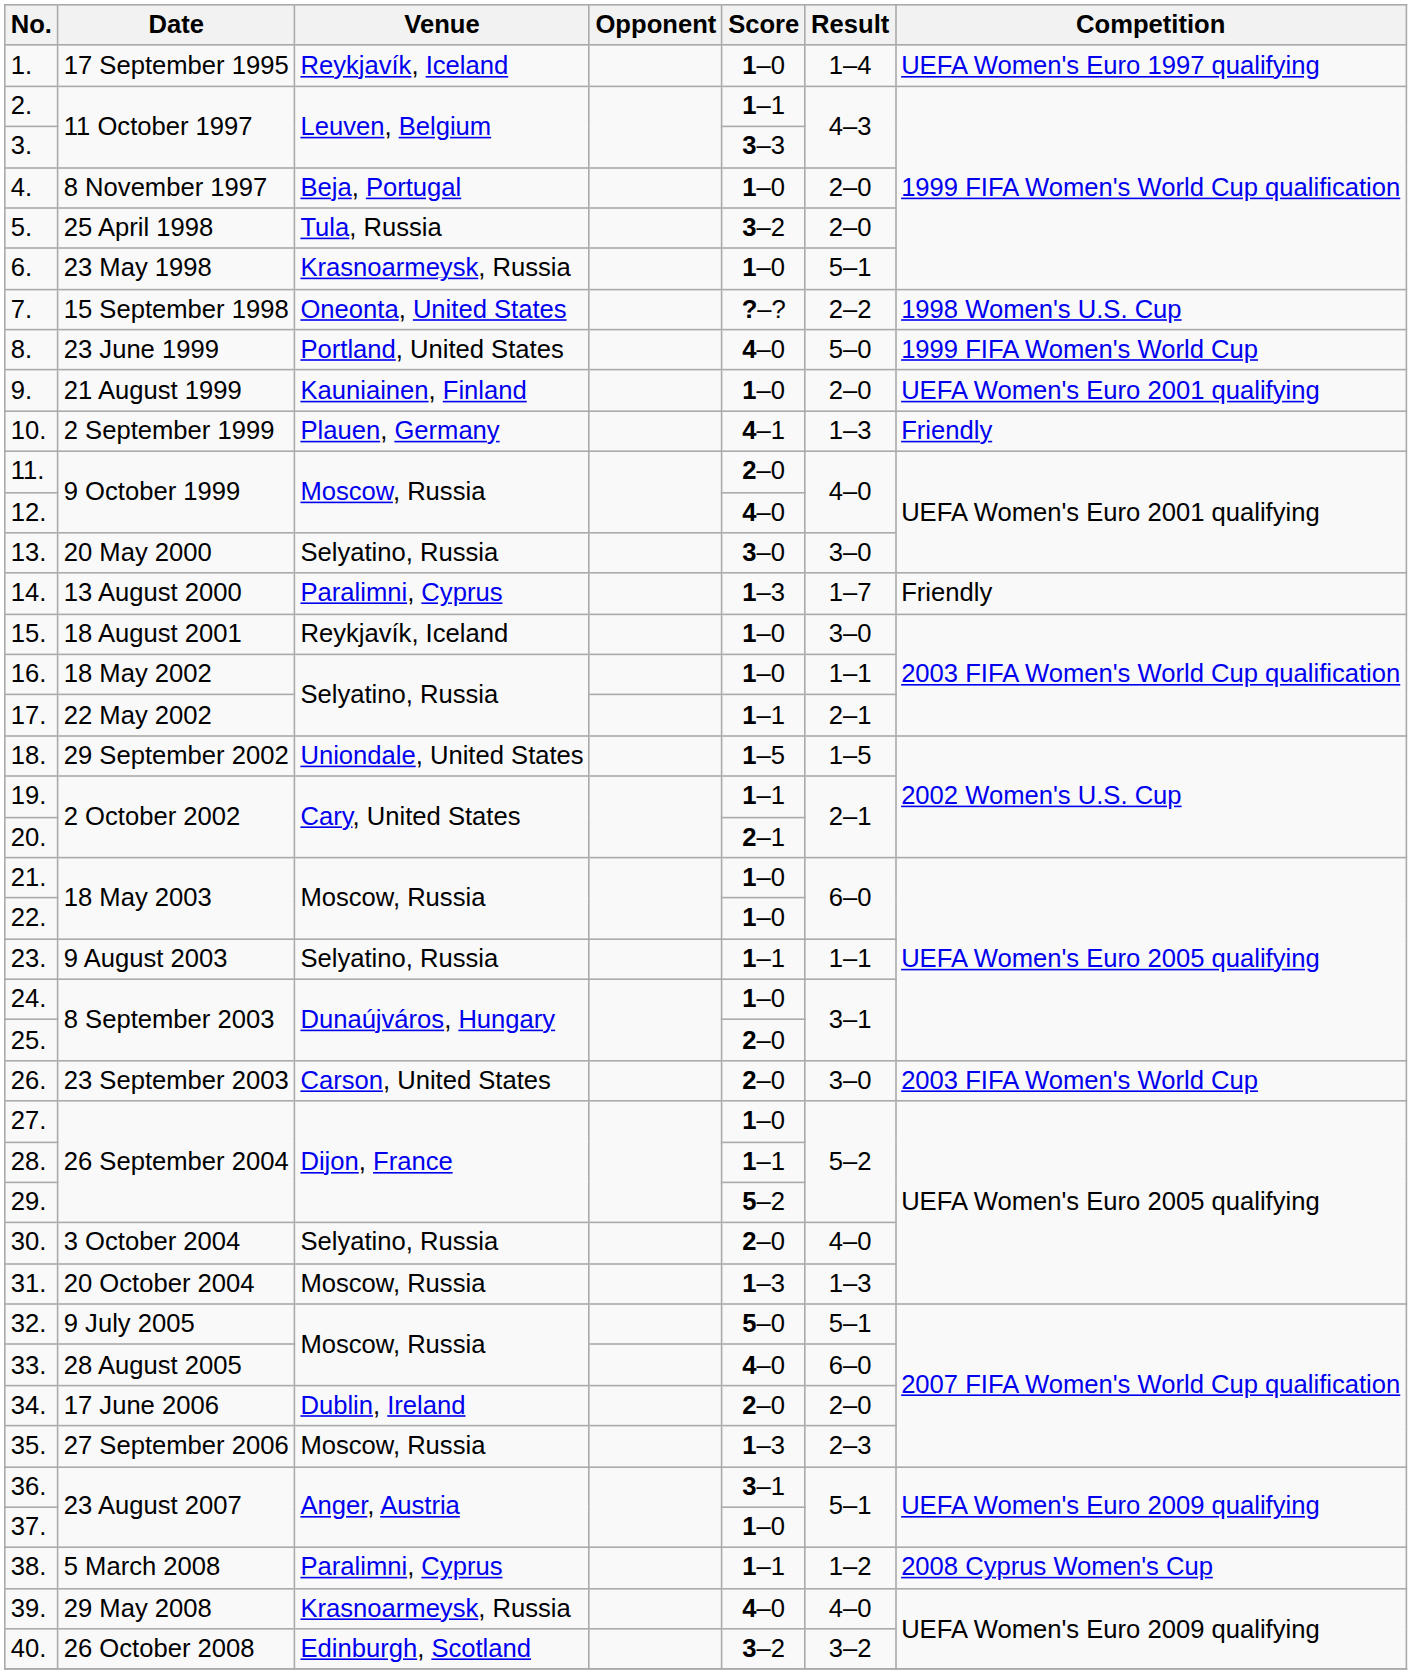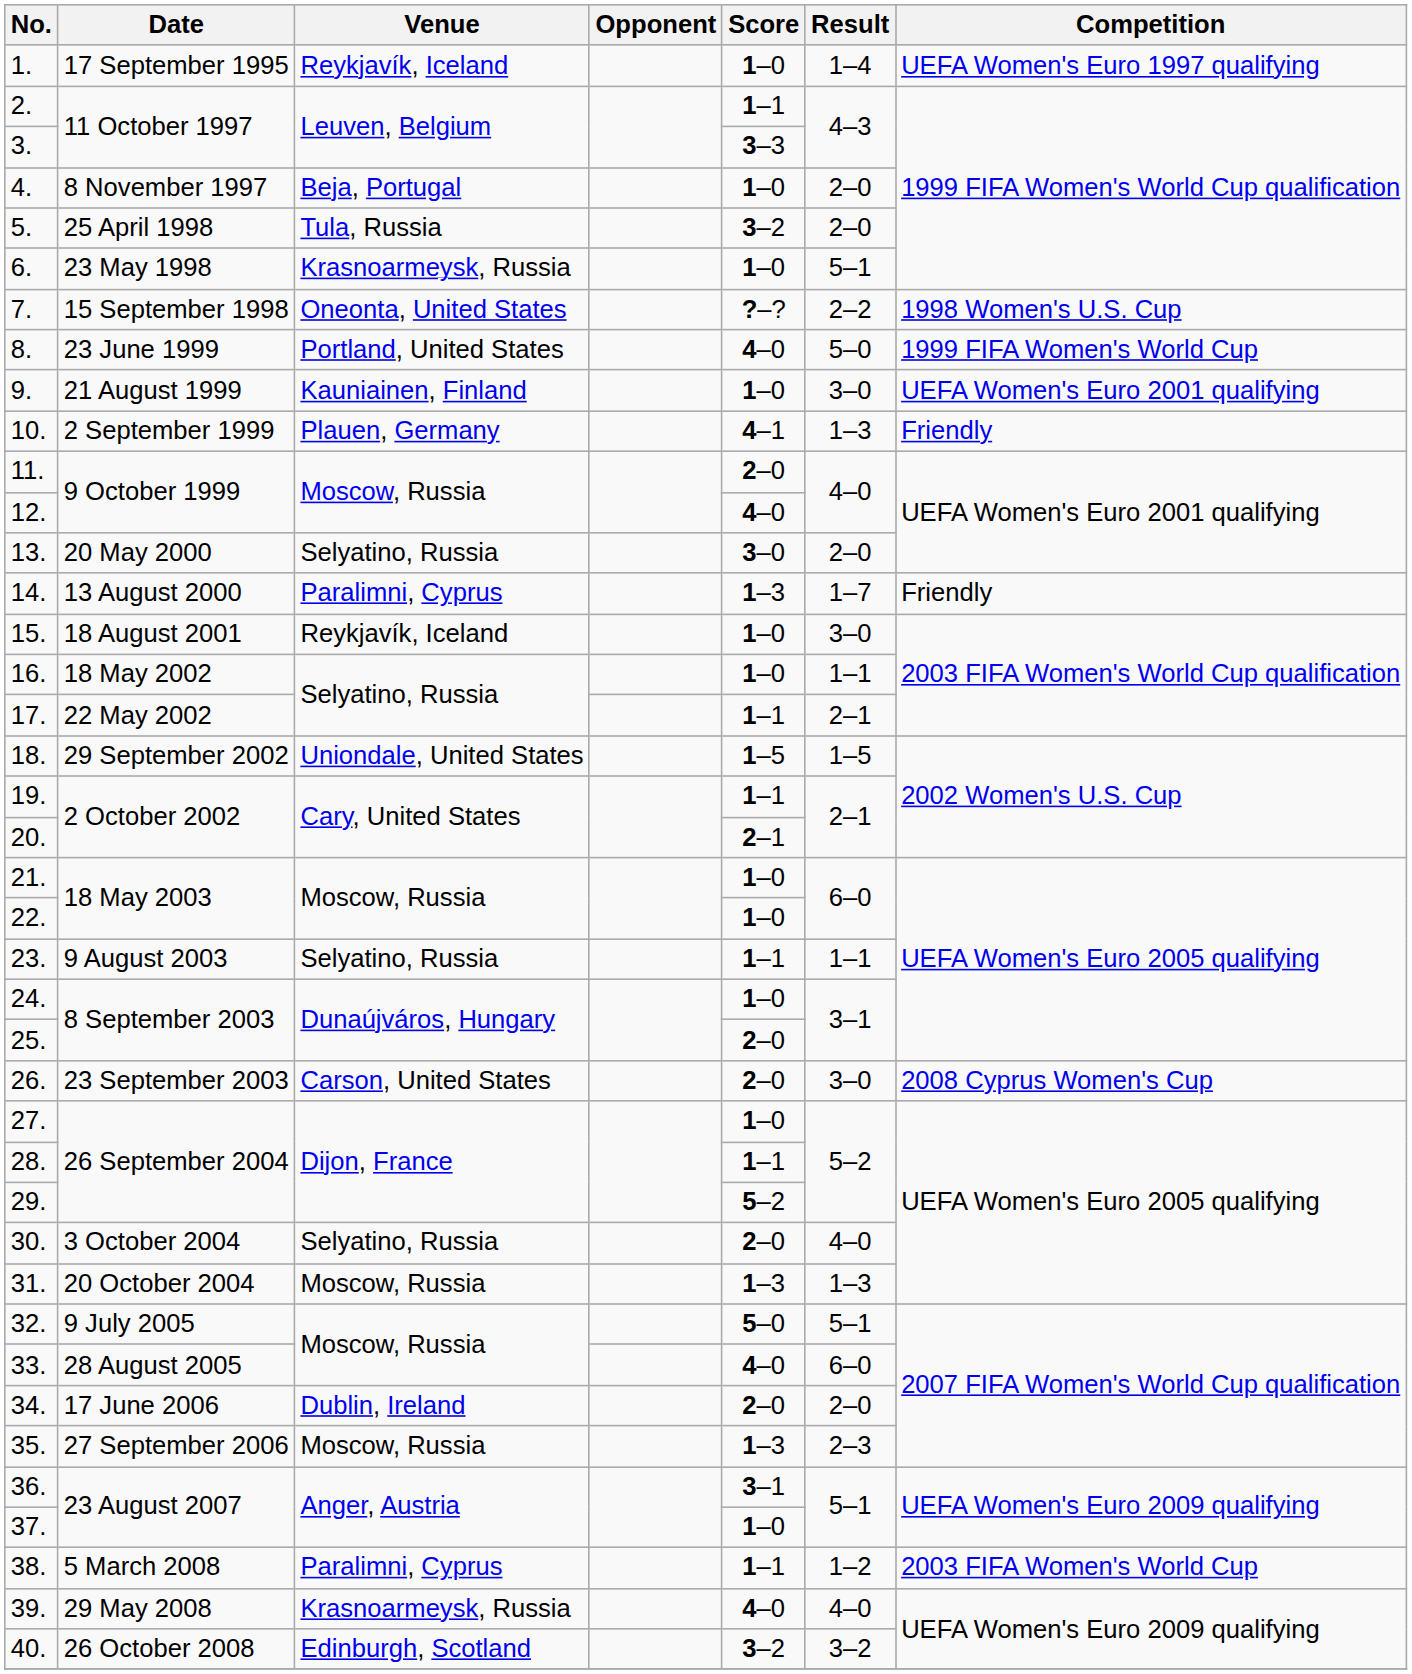(850, 390) 2–0 -> (850, 390) 3–0
(850, 552) 3–0 -> (850, 552) 2–0
(1080, 1080) 2003 FIFA Women's World Cup -> (1057, 1080) 2008 Cyprus Women's Cup
(1057, 1567) 2008 Cyprus Women's Cup -> (1080, 1567) 2003 FIFA Women's World Cup
